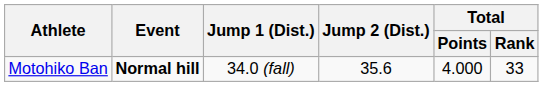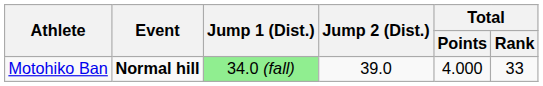(261, 69) no background -> (261, 69) lightgreen background
(376, 69) 35.6 -> (376, 69) 39.0
